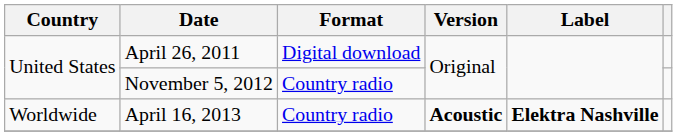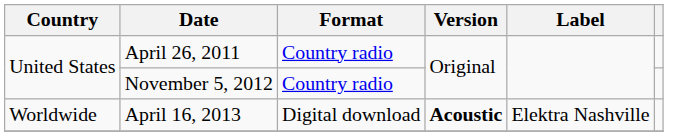(351, 51) Digital download -> (337, 51) Country radio
(337, 114) Country radio -> (351, 114) Digital download
(585, 114) bold -> (581, 114) normal
